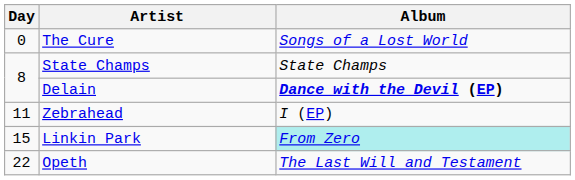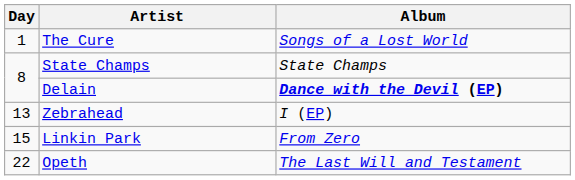(22, 41) 0 -> (22, 41) 1
(22, 114) 11 -> (22, 114) 13
(320, 139) paleturquoise background -> (320, 139) no background
